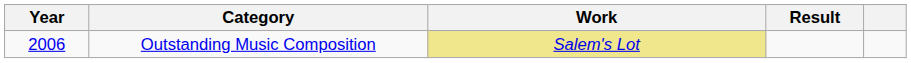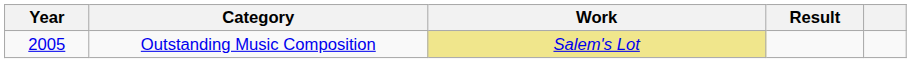(47, 44) 2006 -> (47, 44) 2005
